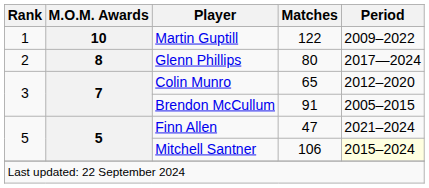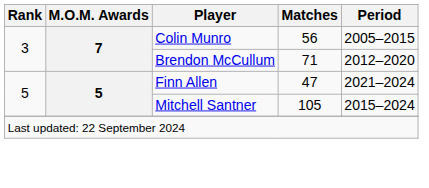- row: (197, 37)
- row: (198, 60)
(310, 82) 65 -> (310, 37) 56
(380, 82) 2012–2020 -> (380, 37) 2005–2015
(310, 104) 91 -> (310, 60) 71
(380, 104) 2005–2015 -> (380, 60) 2012–2020
(310, 149) 106 -> (310, 104) 105
(380, 149) lightyellow background -> (380, 104) no background
